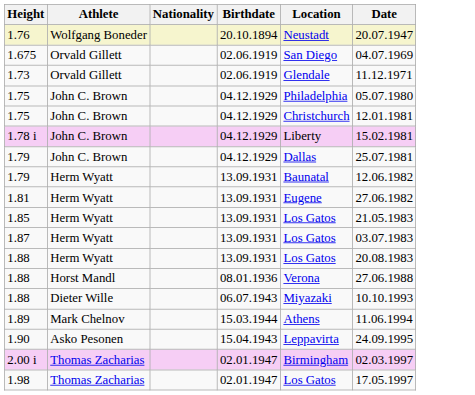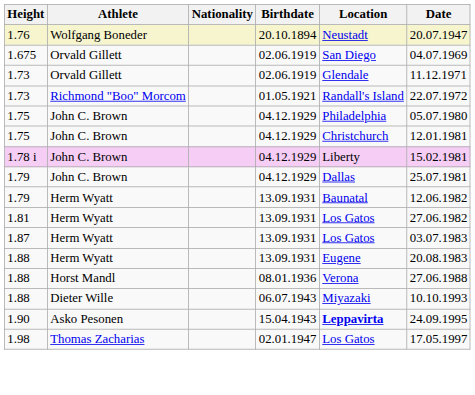+ row: (19, 95)
(303, 197) Eugene -> (348, 217) Los Gatos
- row: (19, 217)
(310, 258) Los Gatos -> (341, 258) Eugene
- row: (19, 319)
(311, 339) normal -> (353, 319) bold
- row: (22, 359)
